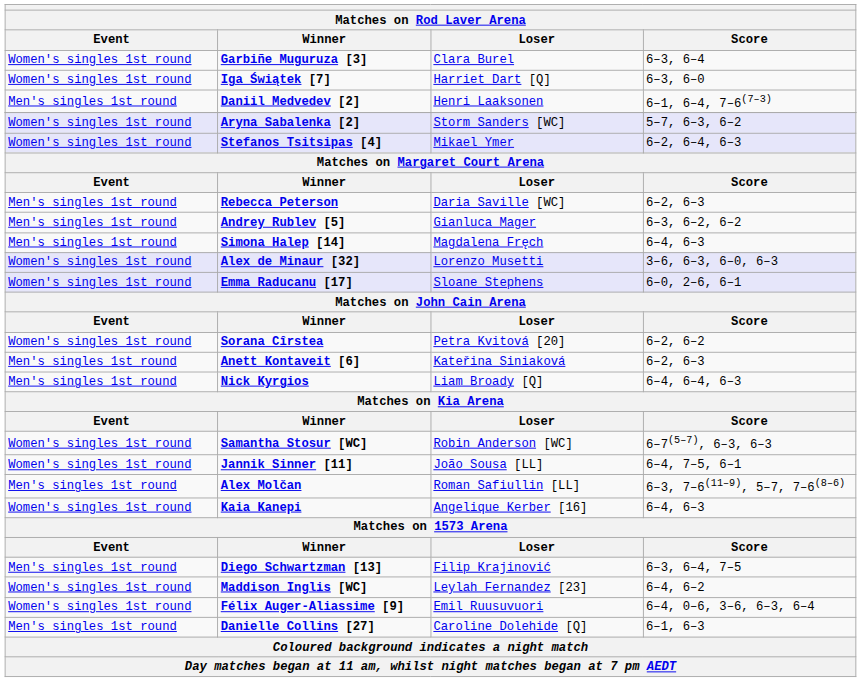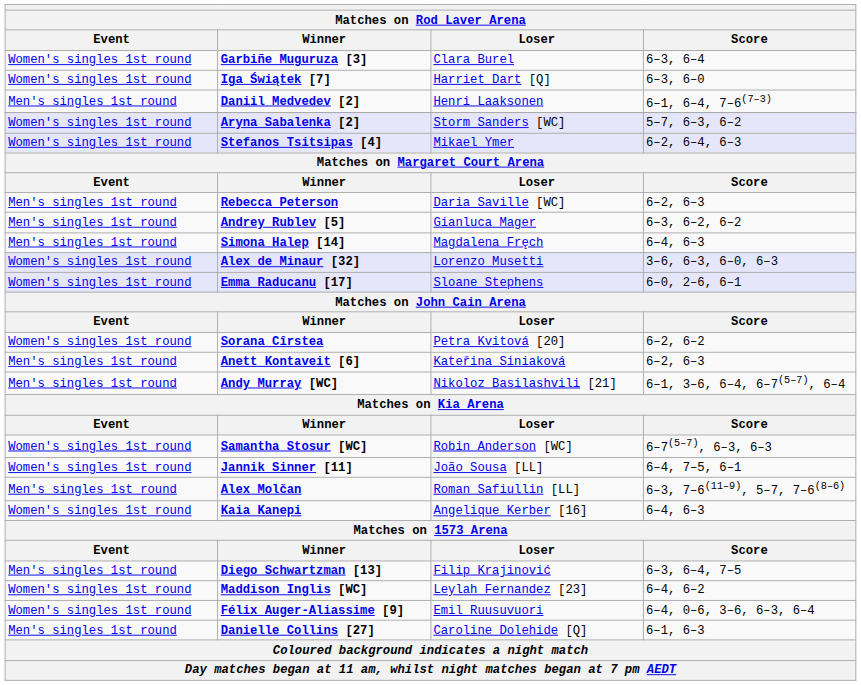+ row: (279, 383)
- row: (265, 382)
